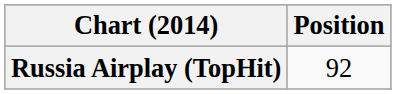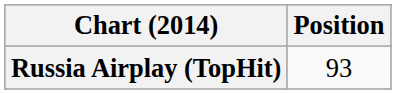(339, 67) 92 -> (339, 67) 93
